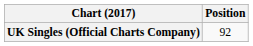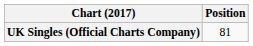(225, 32) 92 -> (225, 32) 81
